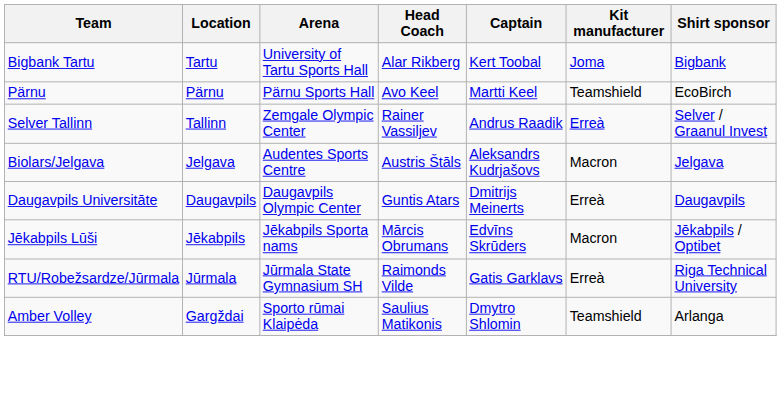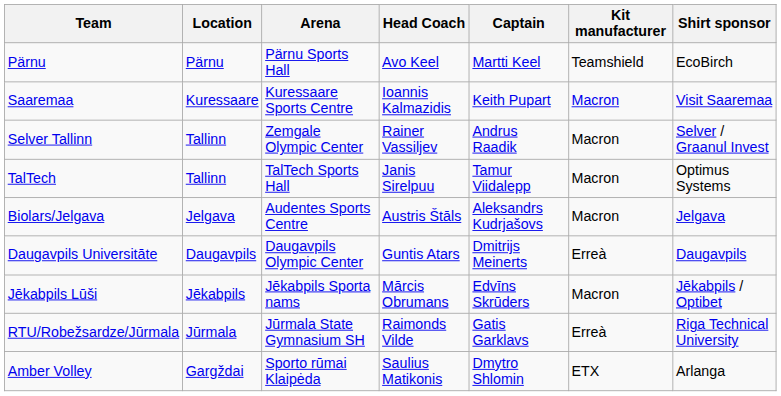- row: (51, 62)
+ row: (41, 101)
(587, 123) Erreà -> (595, 139) Macron
+ row: (32, 178)
(606, 316) Teamshield -> (585, 371) ETX
